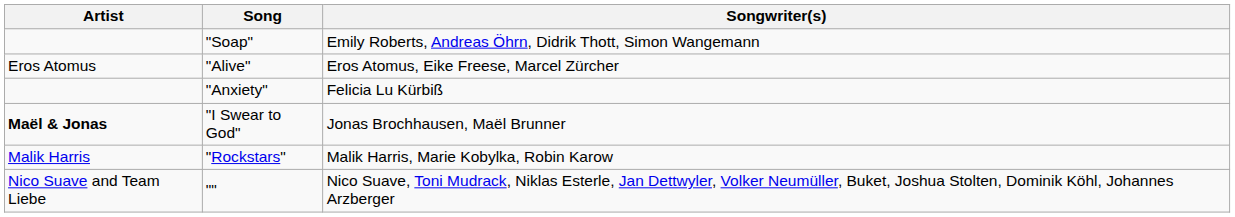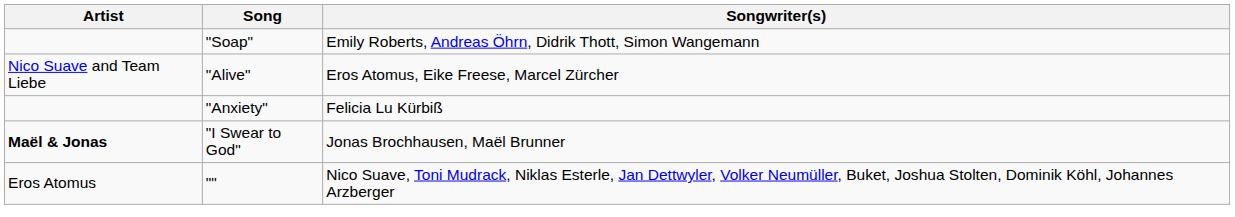(52, 66) Eros Atomus -> (84, 74) Nico Suave and Team Liebe
- row: (246, 157)
(84, 190) Nico Suave and Team Liebe -> (52, 183) Eros Atomus
